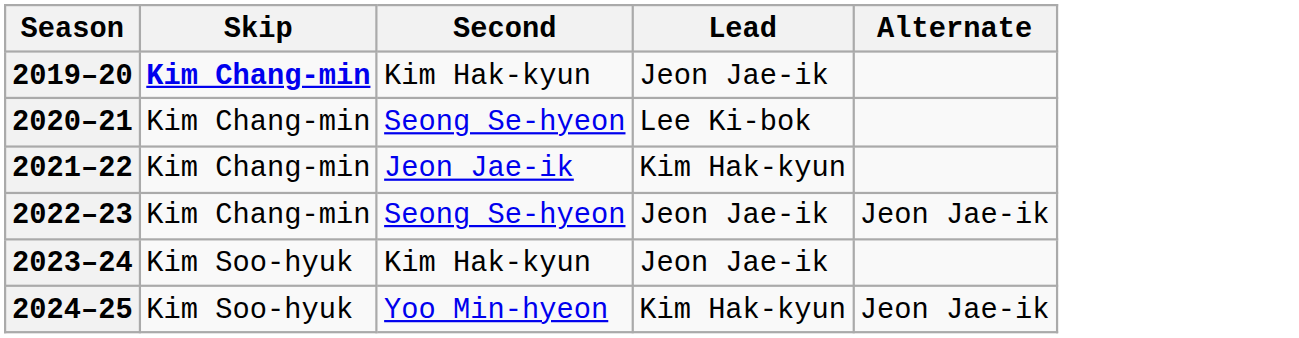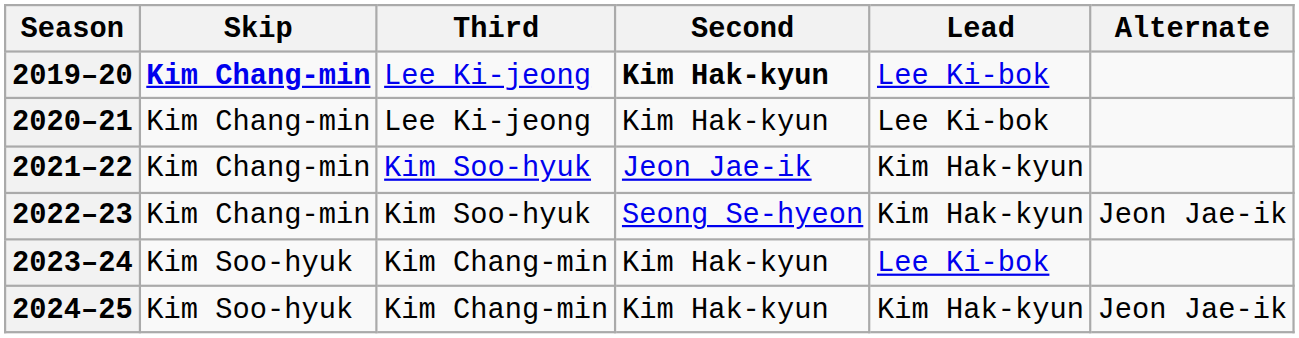+ column: (496, 29)
(488, 75) normal -> (725, 75) bold
(734, 75) Jeon Jae-ik -> (963, 75) Lee Ki-bok
(505, 122) Seong Se-hyeon -> (725, 122) Kim Hak-kyun
(734, 216) Jeon Jae-ik -> (980, 216) Kim Hak-kyun
(734, 263) Jeon Jae-ik -> (963, 263) Lee Ki-bok
(496, 309) Yoo Min-hyeon -> (725, 309) Kim Hak-kyun
